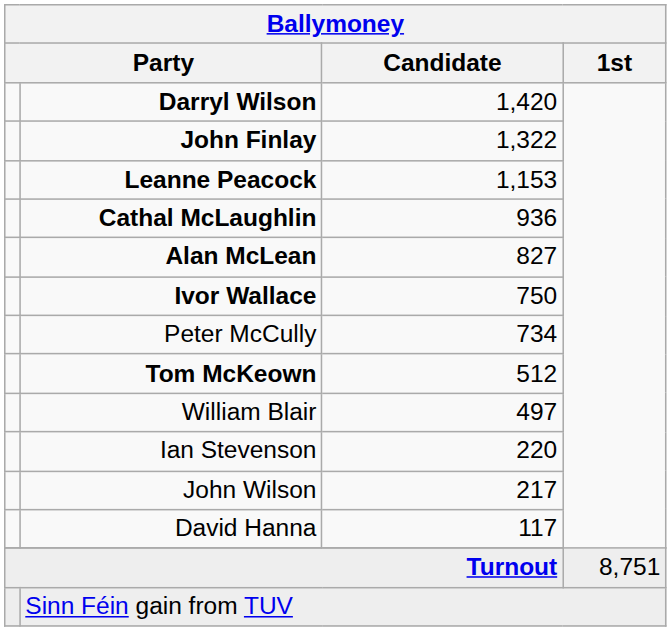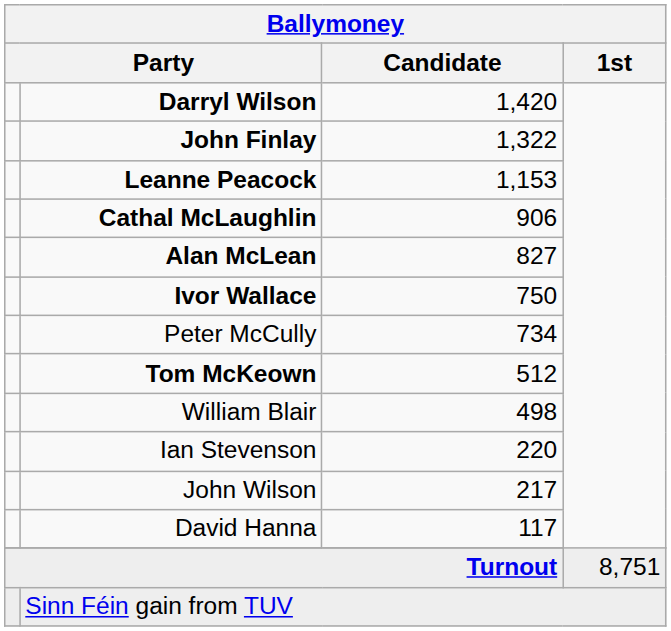(537, 218) 936 -> (537, 218) 906
(537, 412) 497 -> (537, 412) 498
